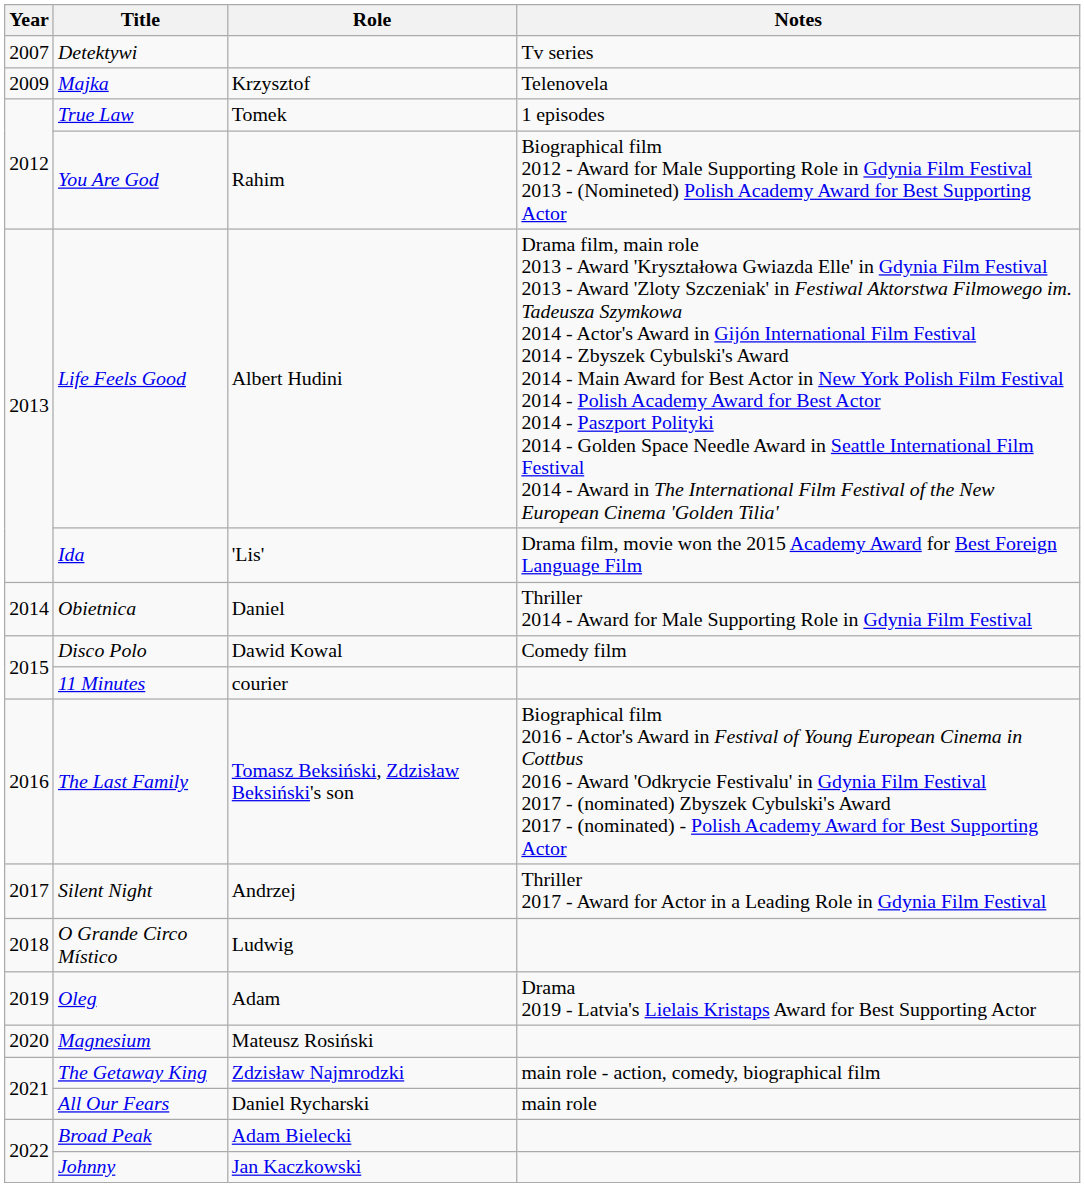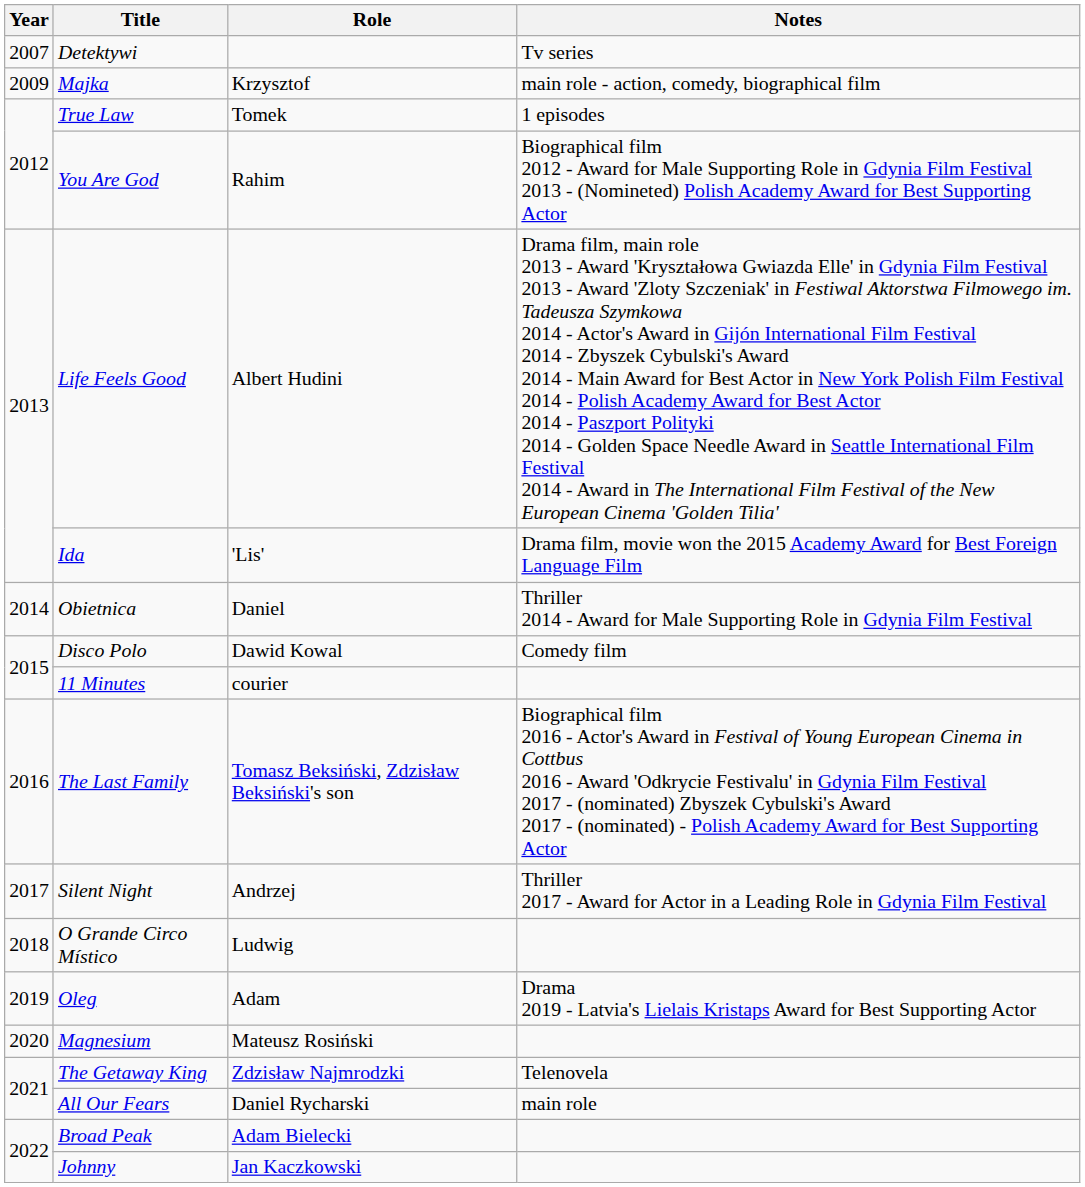(565, 83) Telenovela -> (701, 83) main role - action, comedy, biographical film
(701, 1072) main role - action, comedy, biographical film -> (565, 1072) Telenovela
